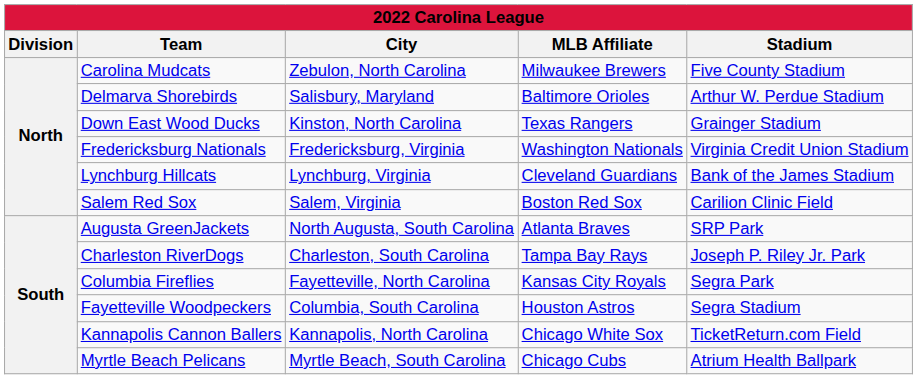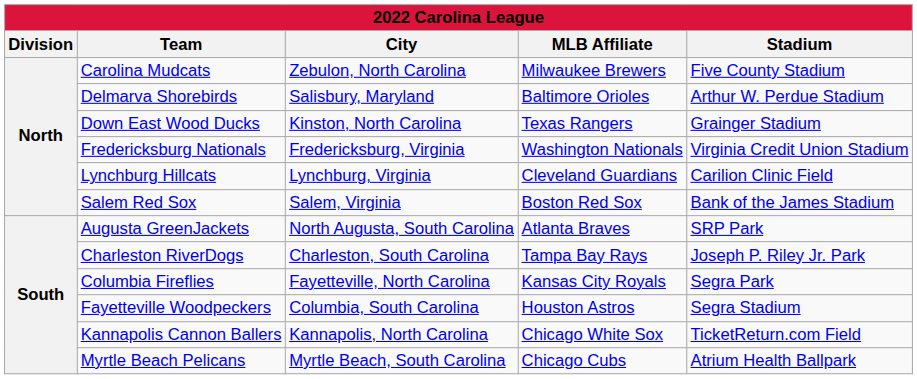(792, 176) Bank of the James Stadium -> (762, 176) Carilion Clinic Field
(762, 202) Carilion Clinic Field -> (792, 202) Bank of the James Stadium
